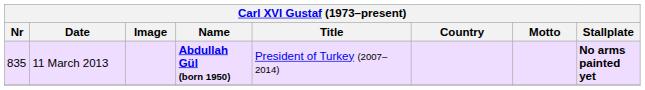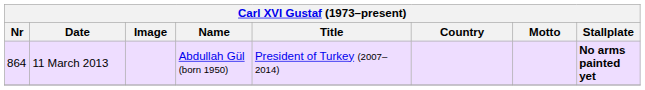(17, 63) 835 -> (17, 63) 864
(205, 63) bold -> (212, 63) normal
